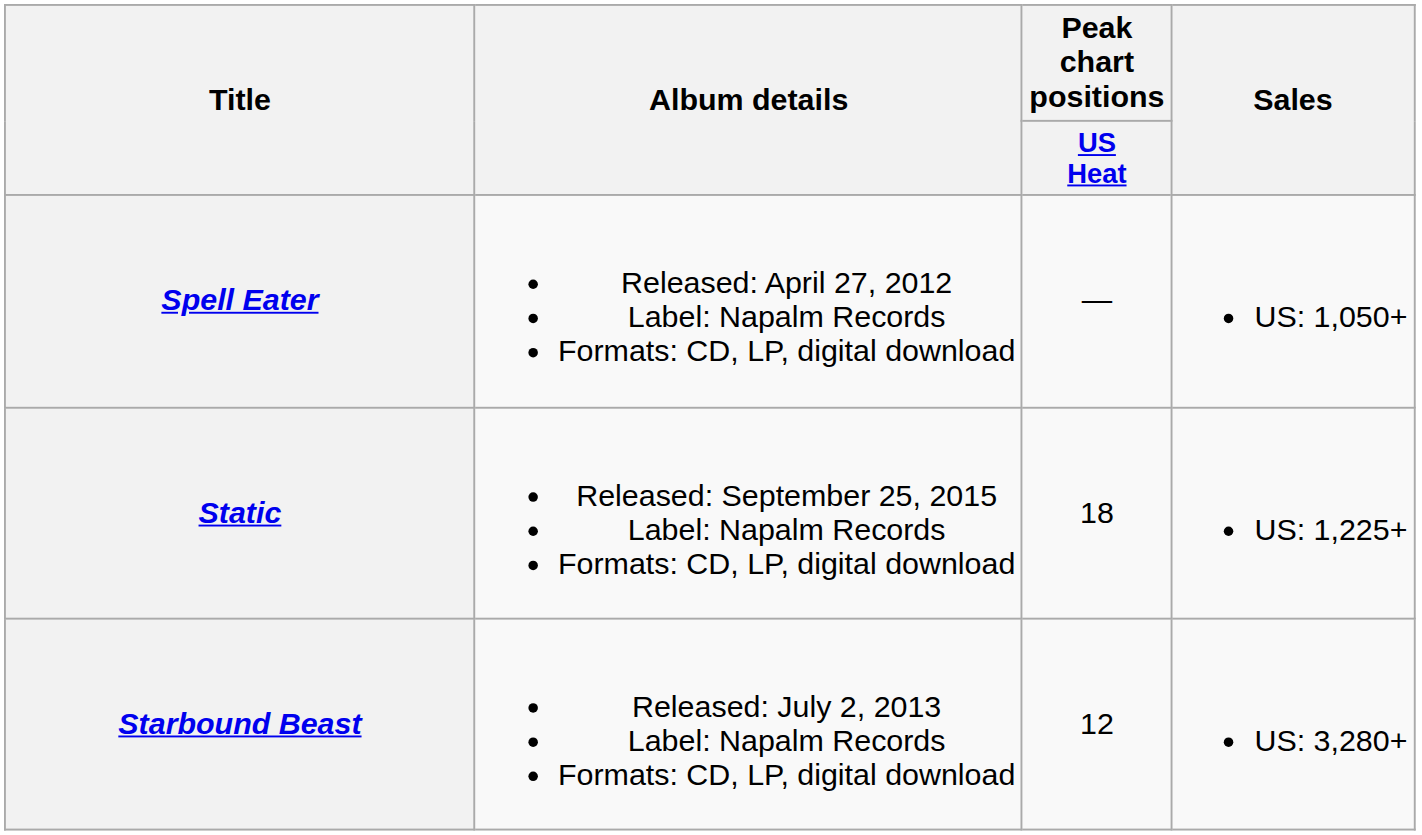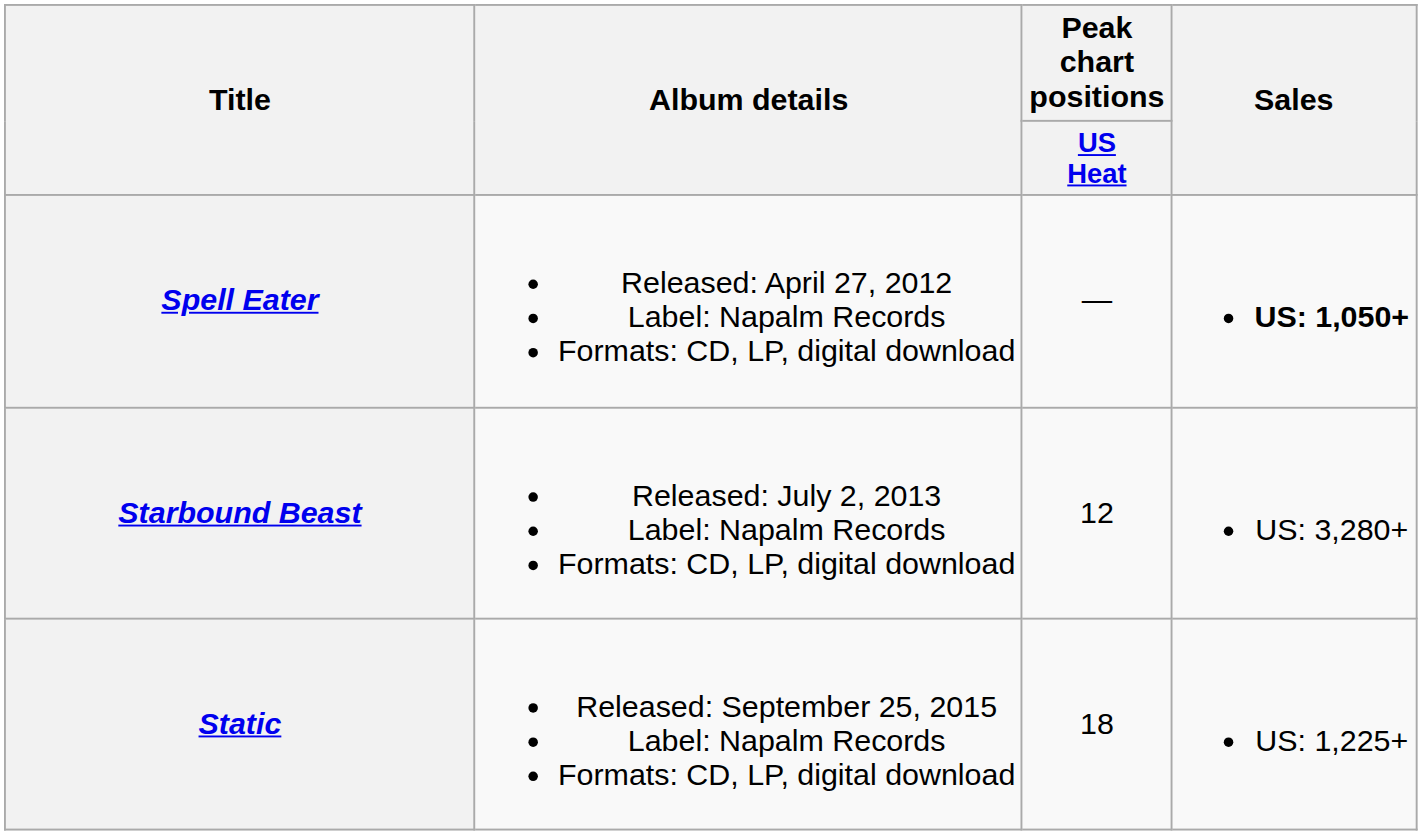(1293, 318) normal -> (1294, 318) bold
rows swapped: (240, 723) <-> (240, 512)
